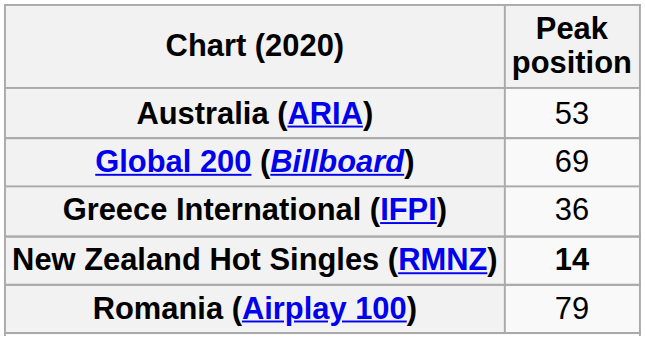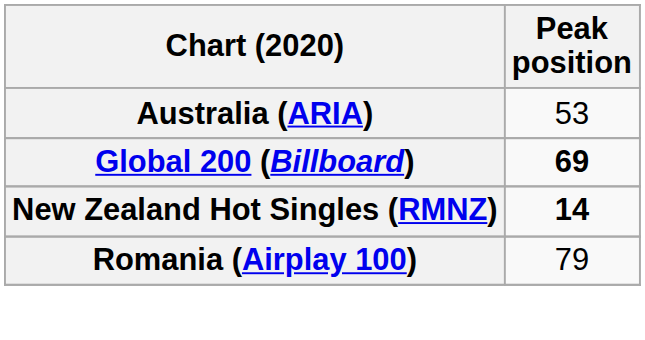(572, 161) normal -> (572, 161) bold
- row: (255, 210)
